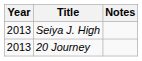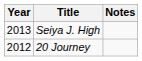(19, 47) 2013 -> (19, 47) 2012
